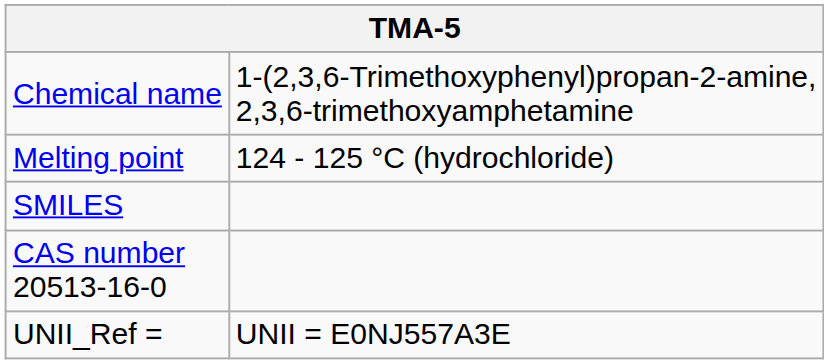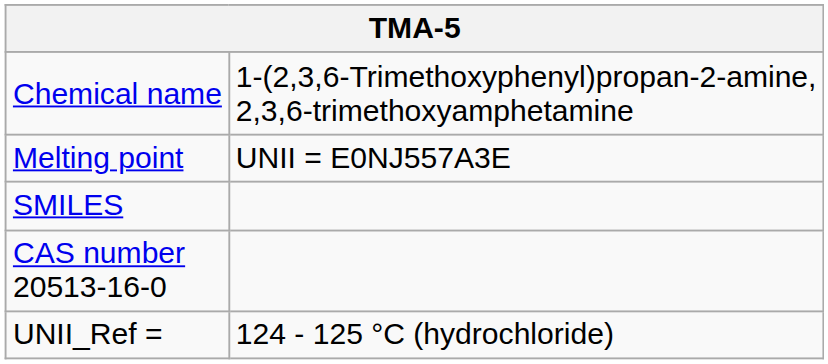(425, 157) 124 - 125 °C (hydrochloride) -> (373, 157) UNII = E0NJ557A3E
(373, 334) UNII = E0NJ557A3E -> (425, 334) 124 - 125 °C (hydrochloride)
